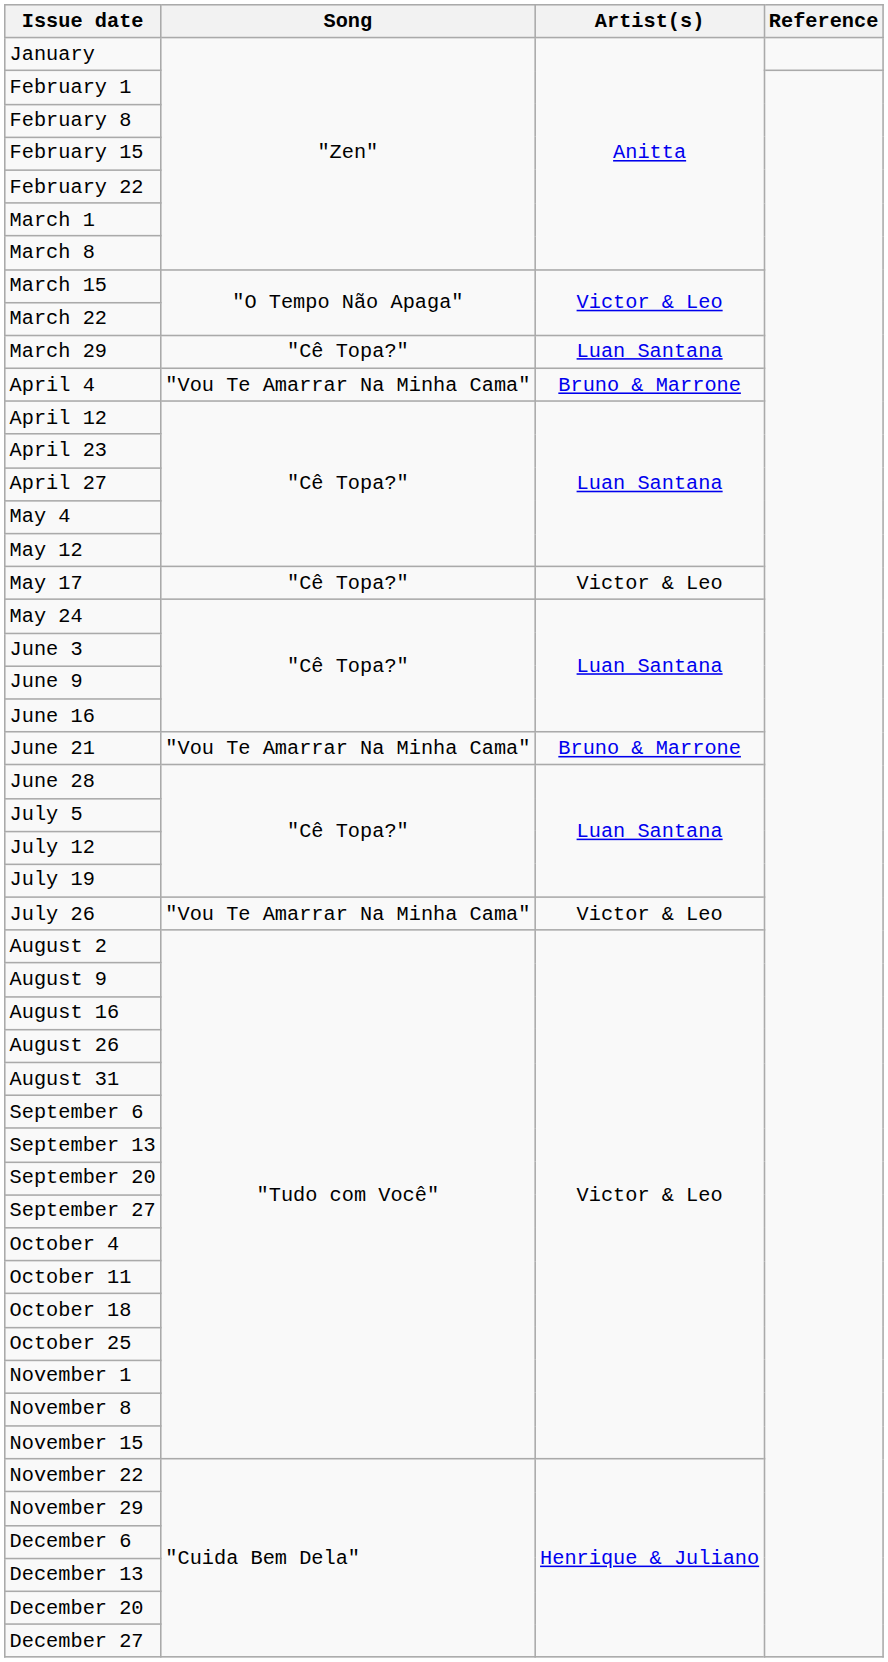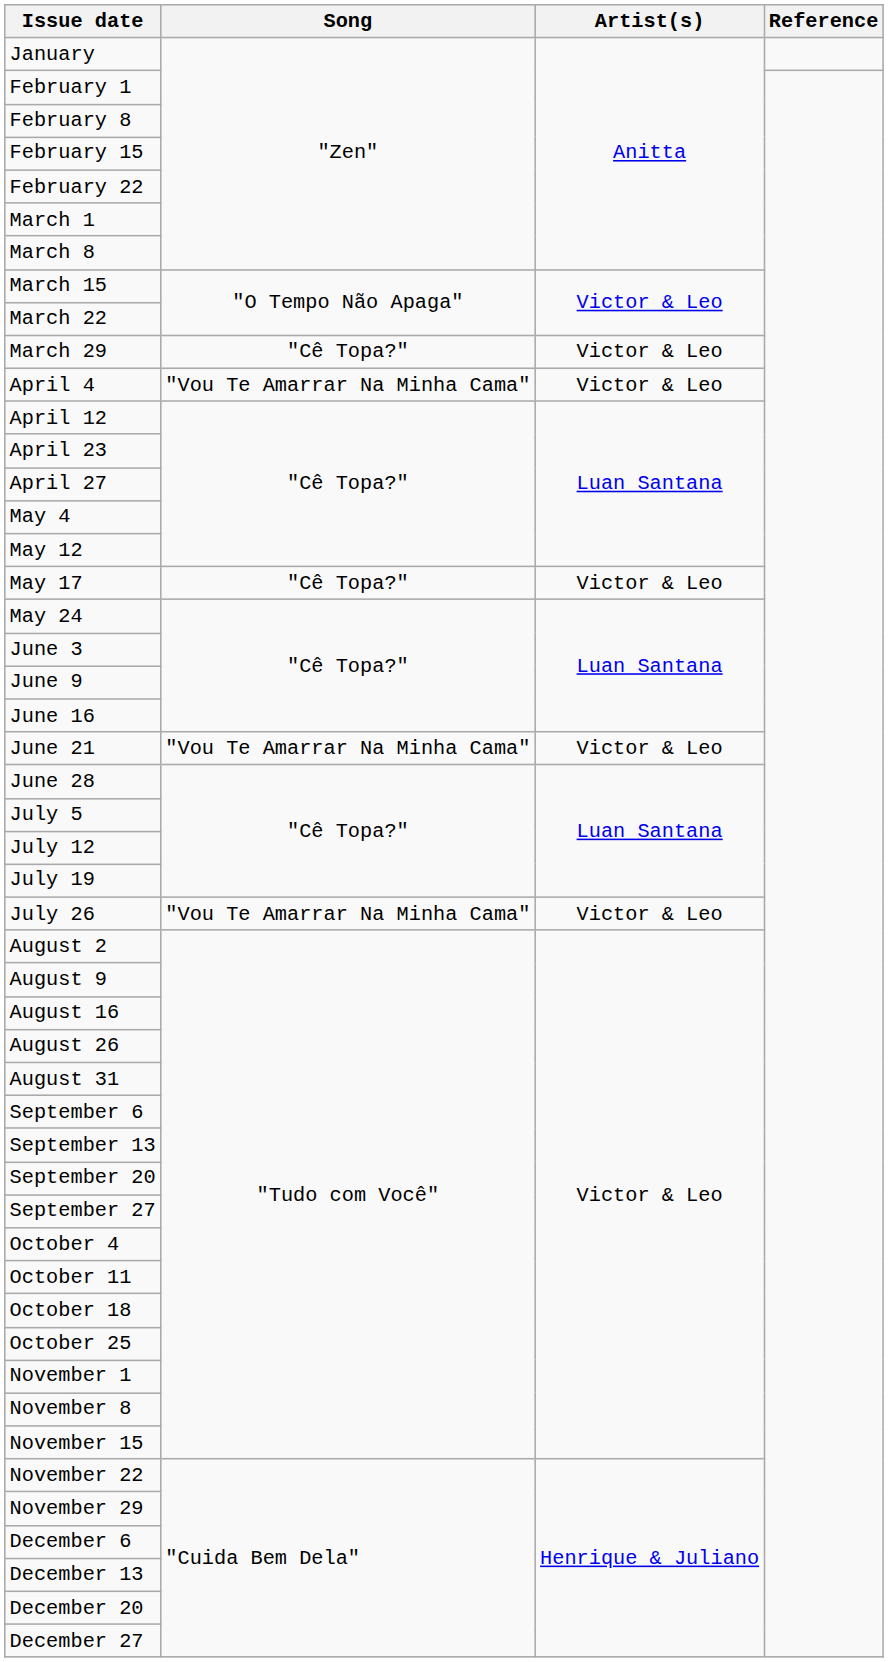(650, 352) Luan Santana -> (650, 352) Victor & Leo
(650, 385) Bruno & Marrone -> (650, 385) Victor & Leo
(650, 748) Bruno & Marrone -> (650, 748) Victor & Leo
